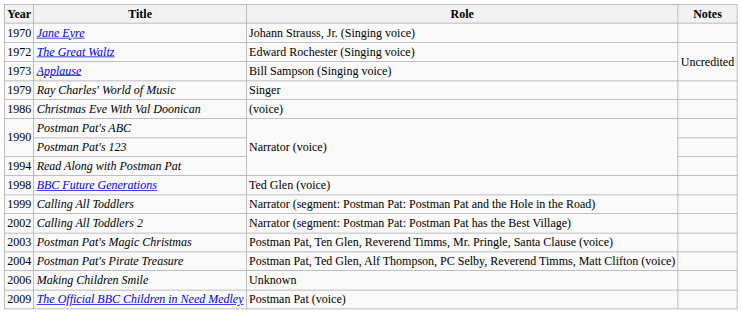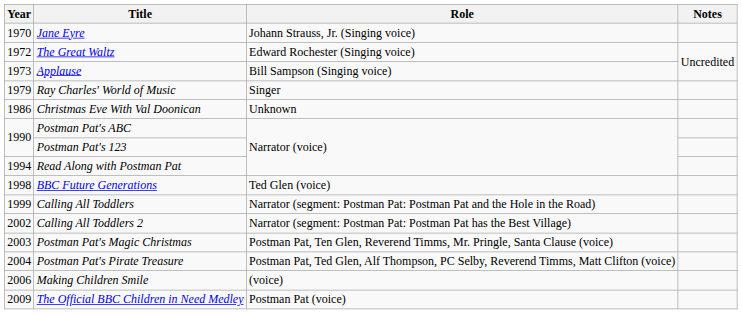(266, 109) (voice) -> (273, 109) Unknown
(273, 280) Unknown -> (266, 280) (voice)
